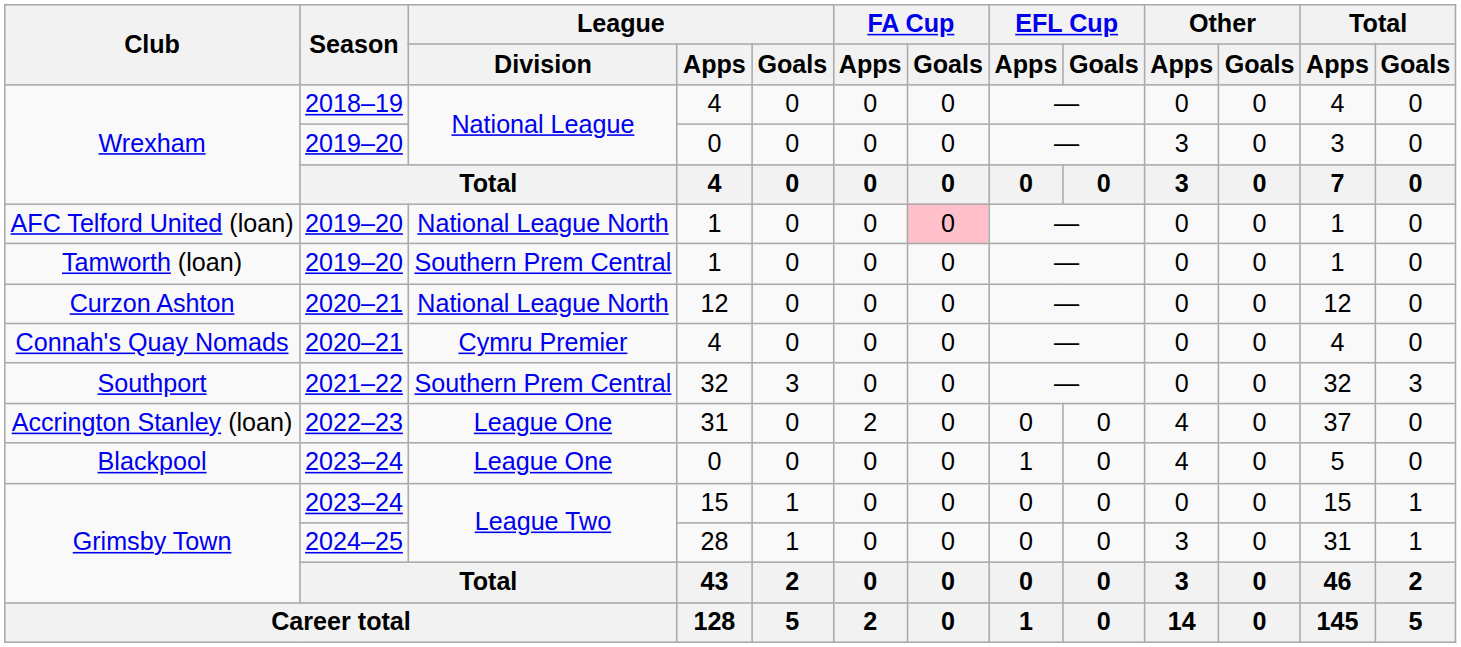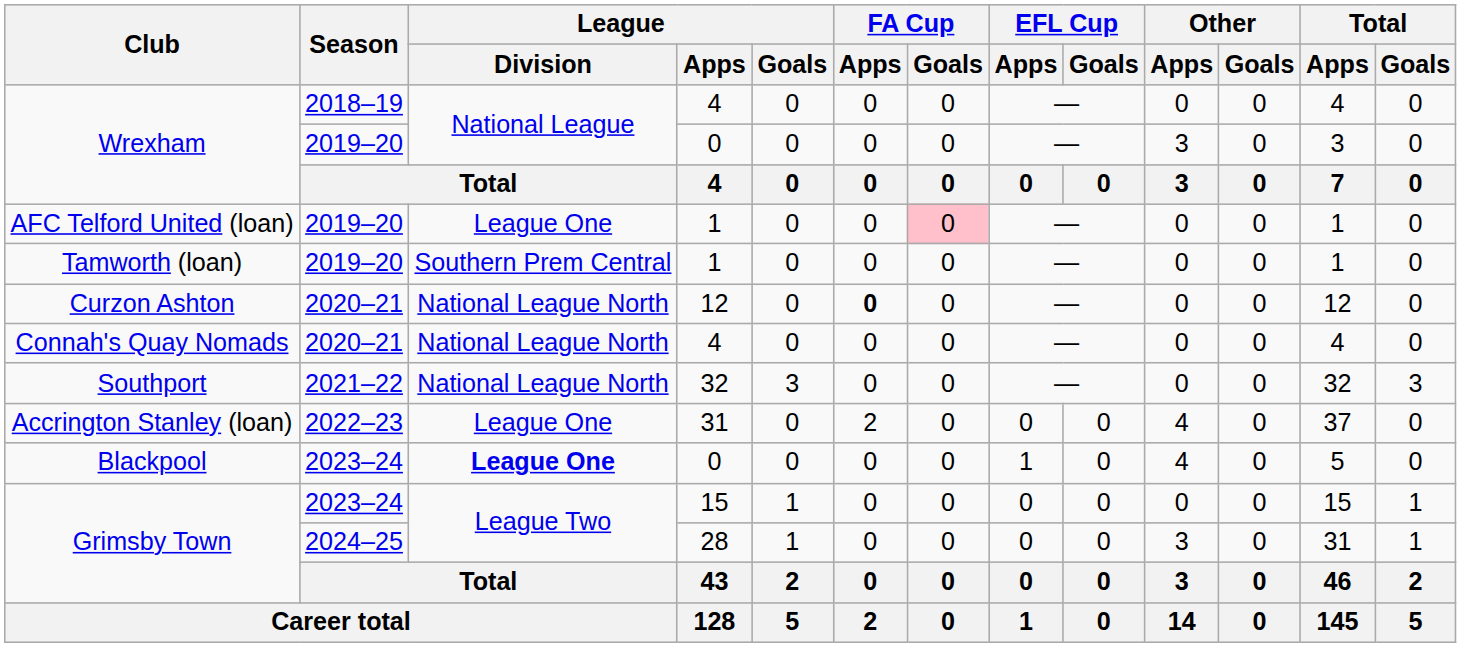(543, 223) National League North -> (543, 223) League One
(870, 303) normal -> (870, 303) bold
(543, 343) Cymru Premier -> (543, 343) National League North
(543, 382) Southern Prem Central -> (543, 382) National League North
(543, 462) normal -> (543, 462) bold
